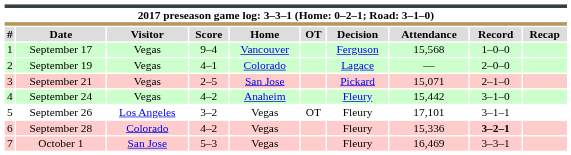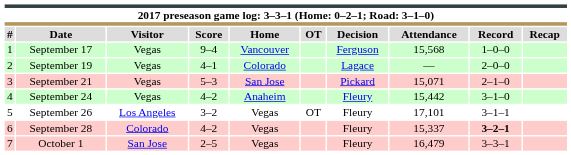(209, 81) 2–5 -> (209, 81) 5–3
(429, 128) 15,336 -> (429, 128) 15,337
(209, 143) 5–3 -> (209, 143) 2–5
(429, 143) 16,469 -> (429, 143) 16,479
